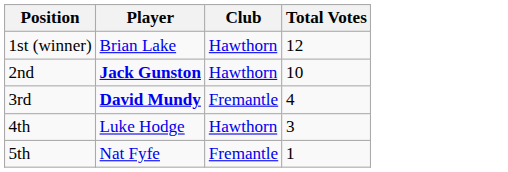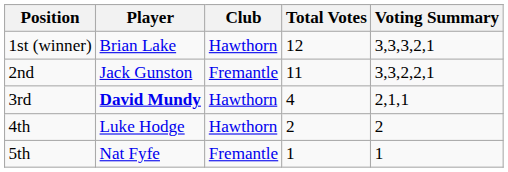+ column: (437, 18)
(150, 72) bold -> (146, 72) normal
(243, 72) Hawthorn -> (244, 72) Fremantle
(295, 72) 10 -> (294, 72) 11
(244, 99) Fremantle -> (243, 99) Hawthorn
(290, 126) 3 -> (290, 126) 2
